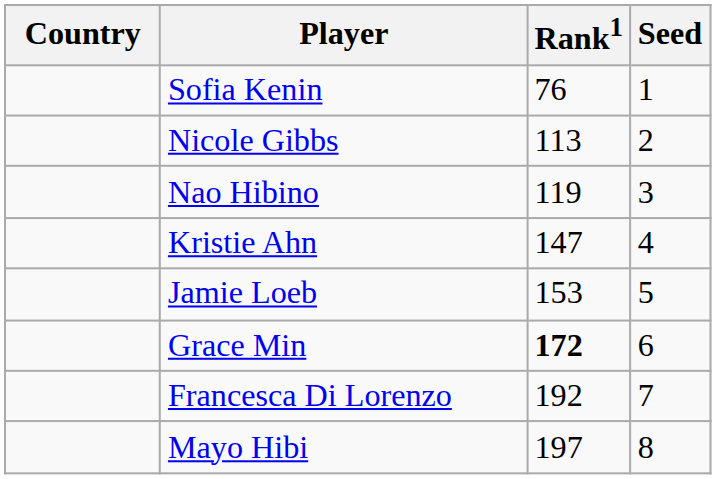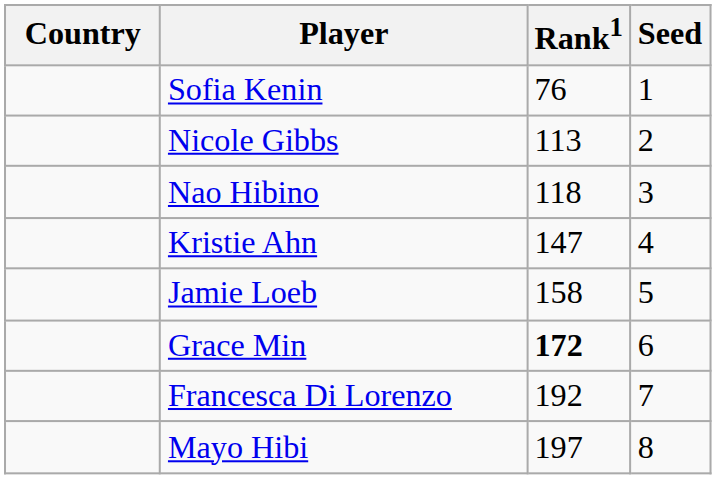(558, 191) 119 -> (558, 191) 118
(559, 293) 153 -> (559, 293) 158
